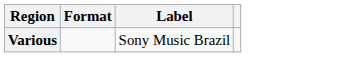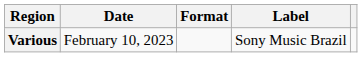+ column: (119, 16)
